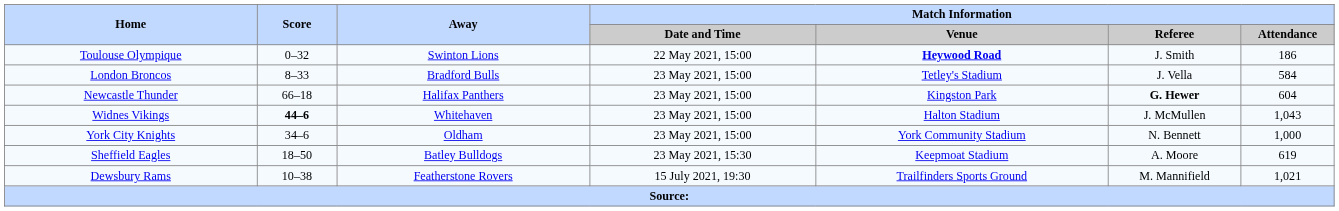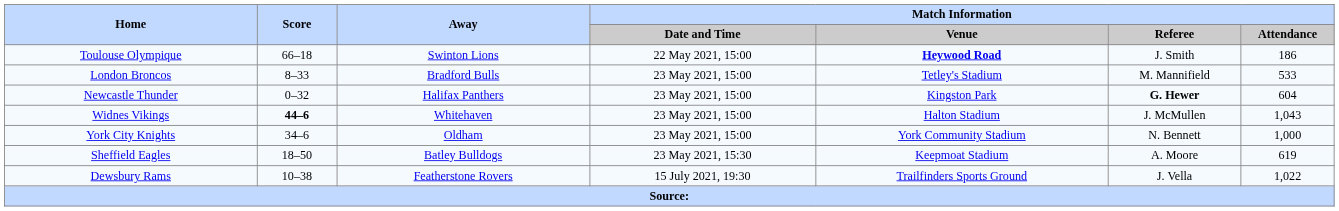(297, 54) 0–32 -> (297, 54) 66–18
(1175, 75) J. Vella -> (1175, 75) M. Mannifield
(1288, 75) 584 -> (1288, 75) 533
(297, 95) 66–18 -> (297, 95) 0–32
(1175, 175) M. Mannifield -> (1175, 175) J. Vella
(1288, 175) 1,021 -> (1288, 175) 1,022
